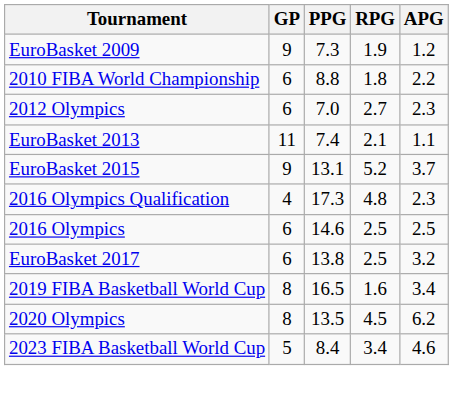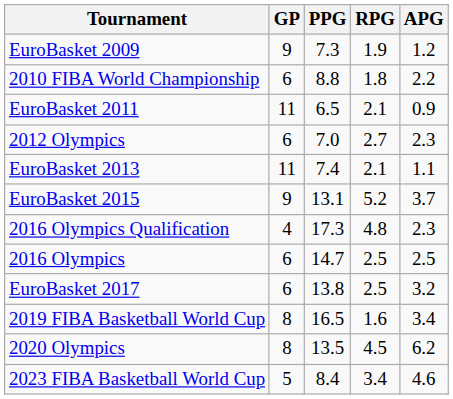+ row: (74, 109)
(328, 229) 14.6 -> (328, 259) 14.7
